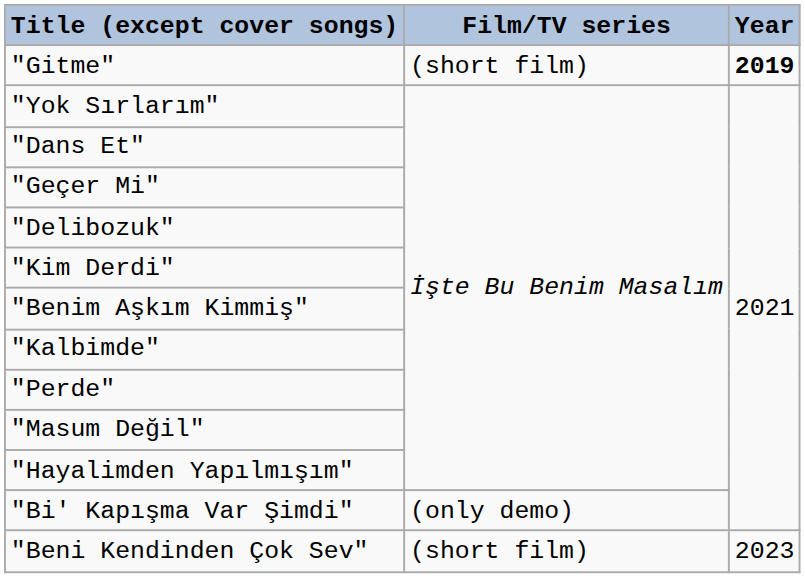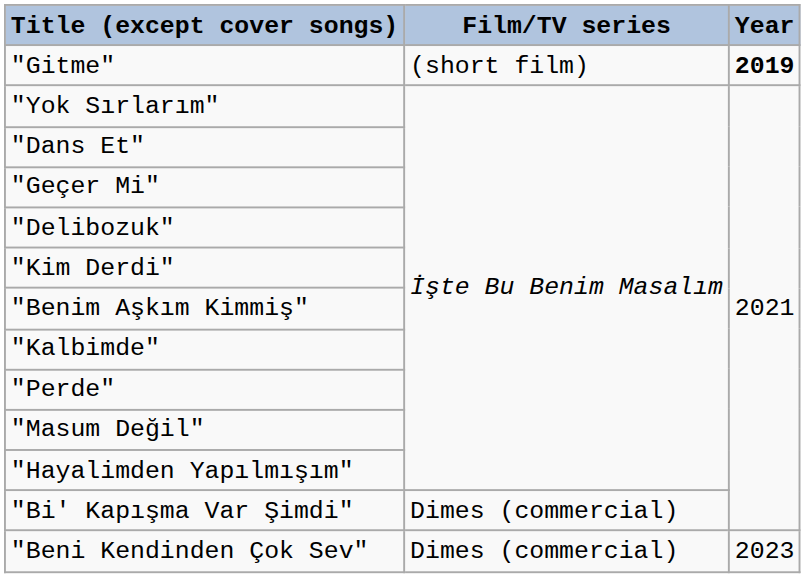(492, 511) (only demo) -> (544, 511) Dimes (commercial)
(500, 551) (short film) -> (544, 551) Dimes (commercial)
